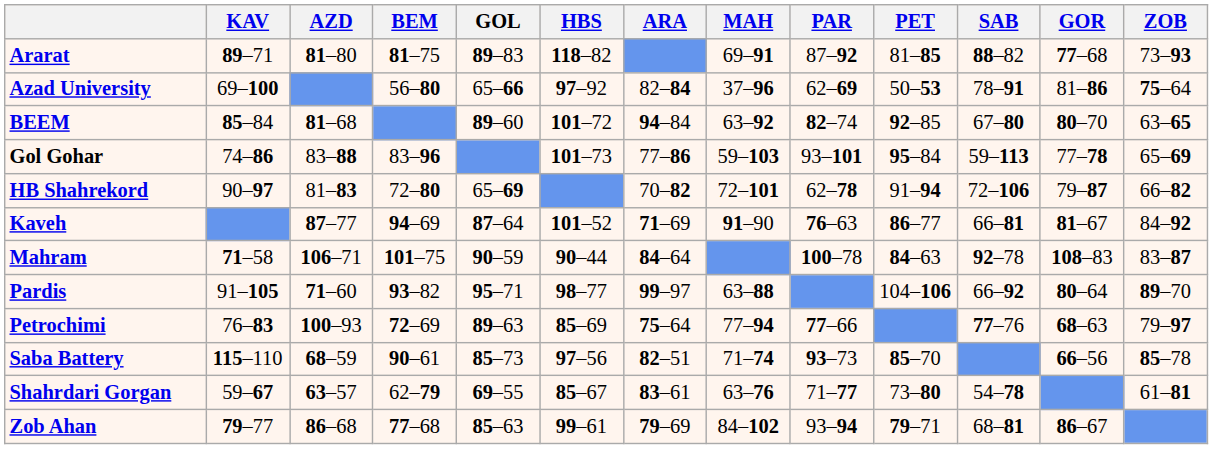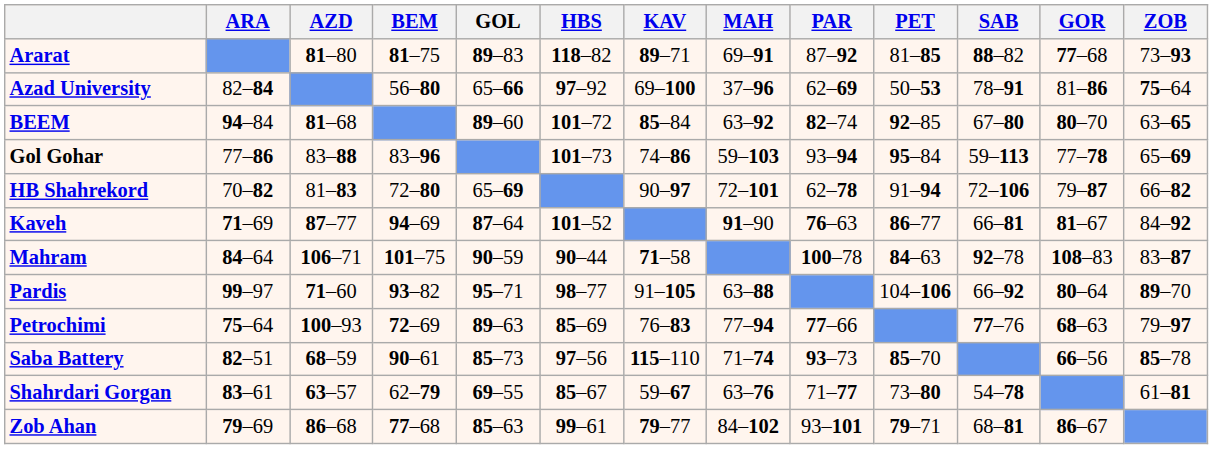columns swapped: (665, 21) <-> (248, 21)
(832, 156) 93–101 -> (832, 156) 93–94
(832, 426) 93–94 -> (832, 426) 93–101
